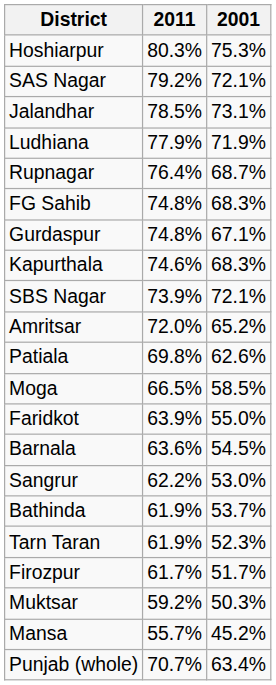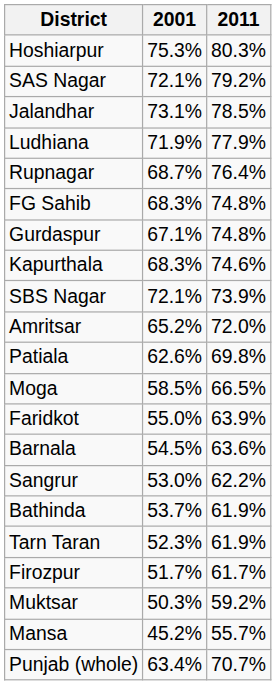columns swapped: (175, 19) <-> (238, 19)
